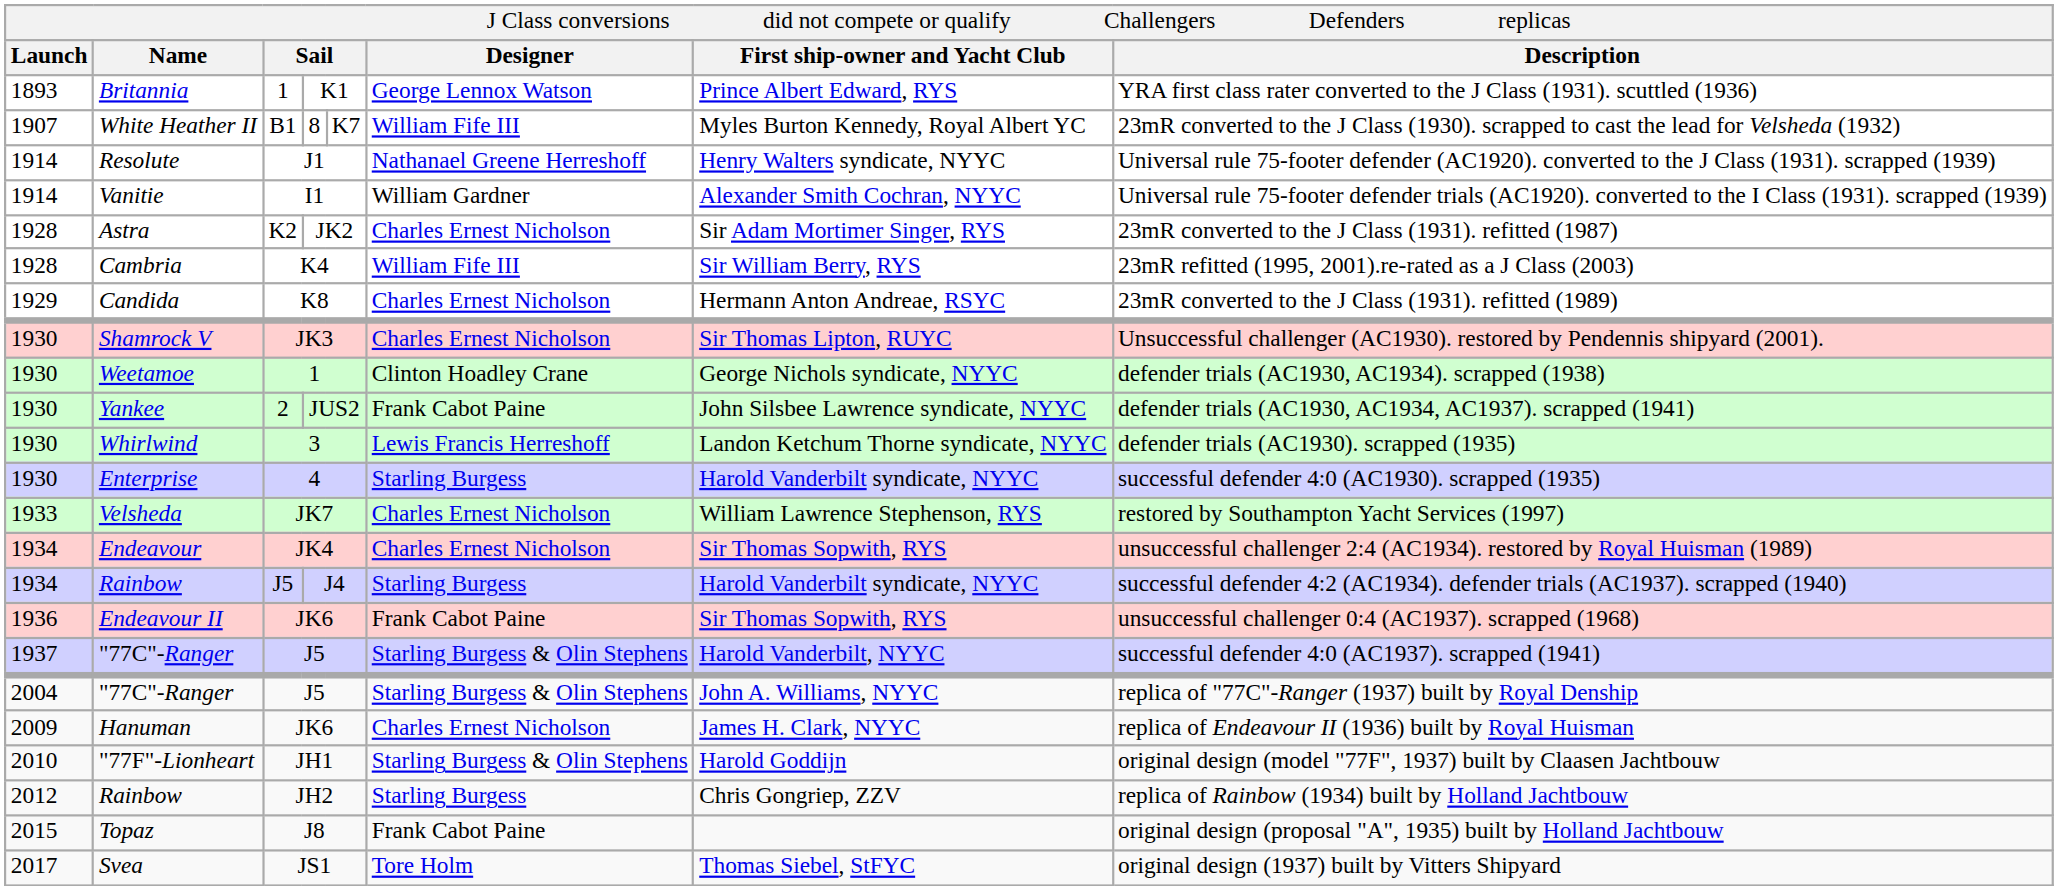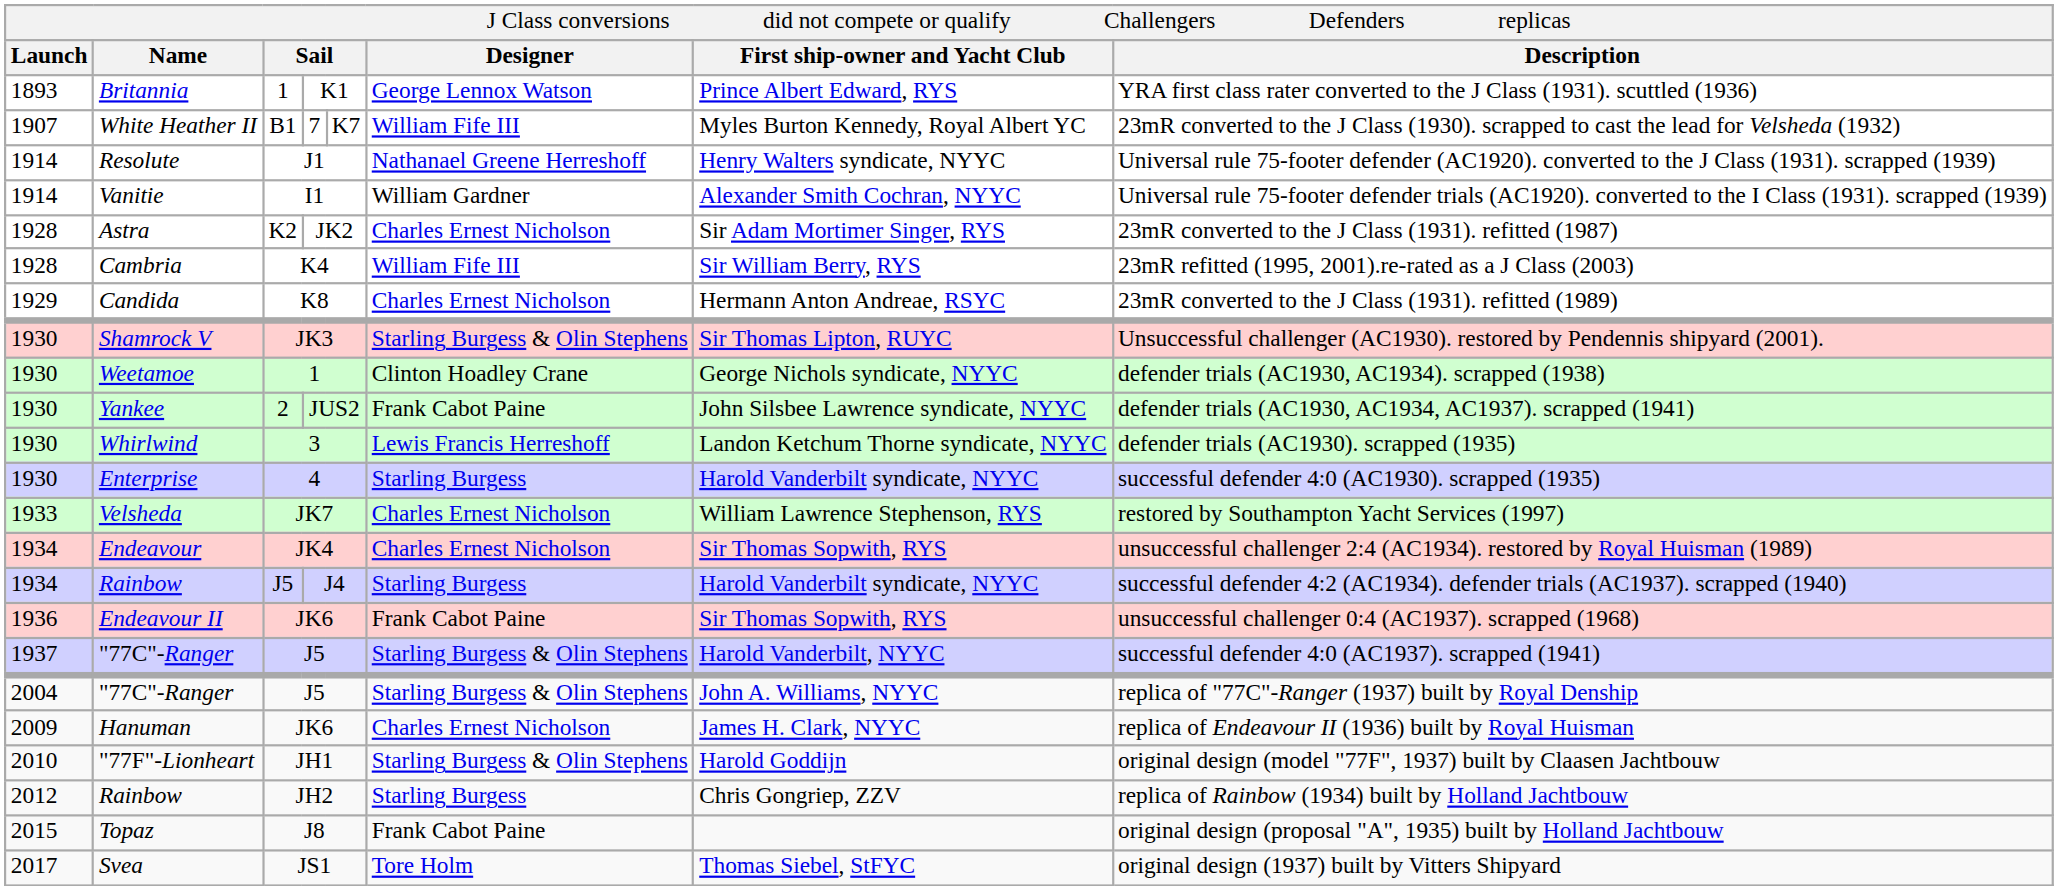(314, 125) 8 -> (314, 125) 7
(491, 339) Charles Ernest Nicholson -> (530, 339) Starling Burgess & Olin Stephens
